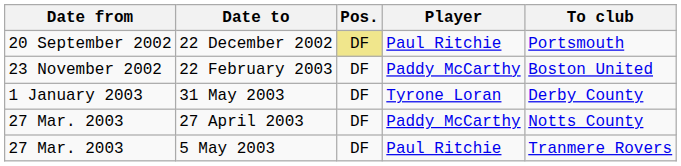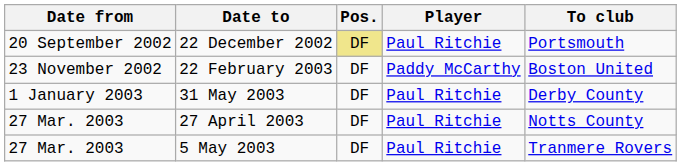(444, 96) Tyrone Loran -> (444, 96) Paul Ritchie
(453, 122) Paddy McCarthy -> (444, 122) Paul Ritchie
